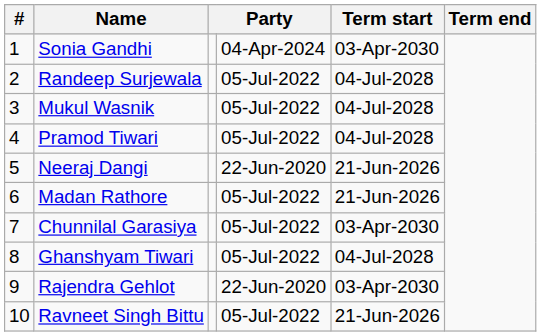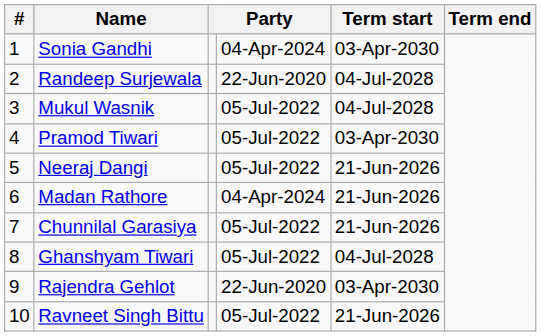(271, 78) 05-Jul-2022 -> (274, 78) 22-Jun-2020
(384, 138) 04-Jul-2028 -> (387, 138) 03-Apr-2030
(274, 167) 22-Jun-2020 -> (271, 167) 05-Jul-2022
(271, 197) 05-Jul-2022 -> (273, 197) 04-Apr-2024
(387, 227) 03-Apr-2030 -> (387, 227) 21-Jun-2026
